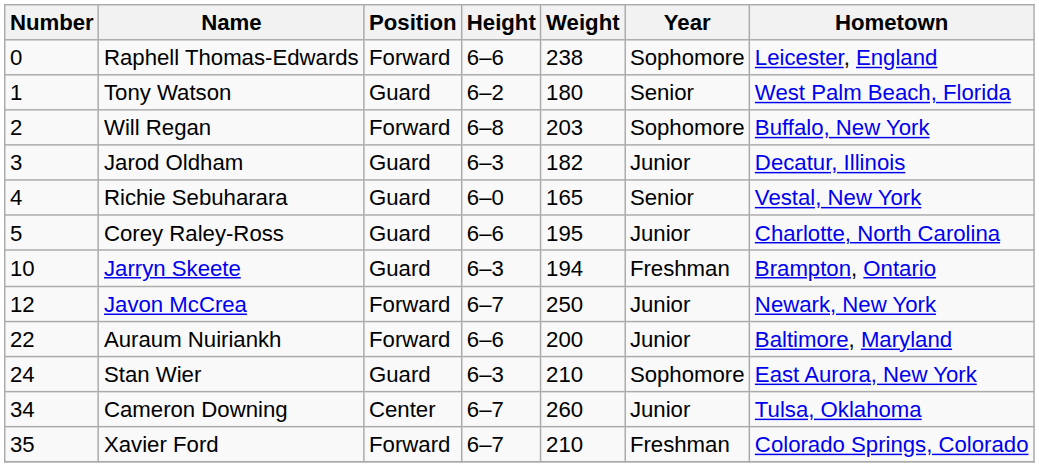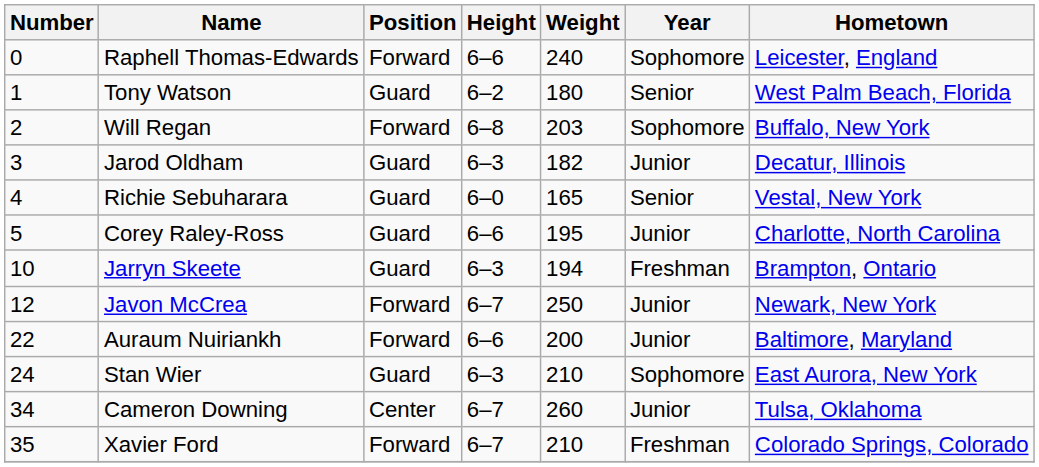(565, 58) 238 -> (565, 58) 240
